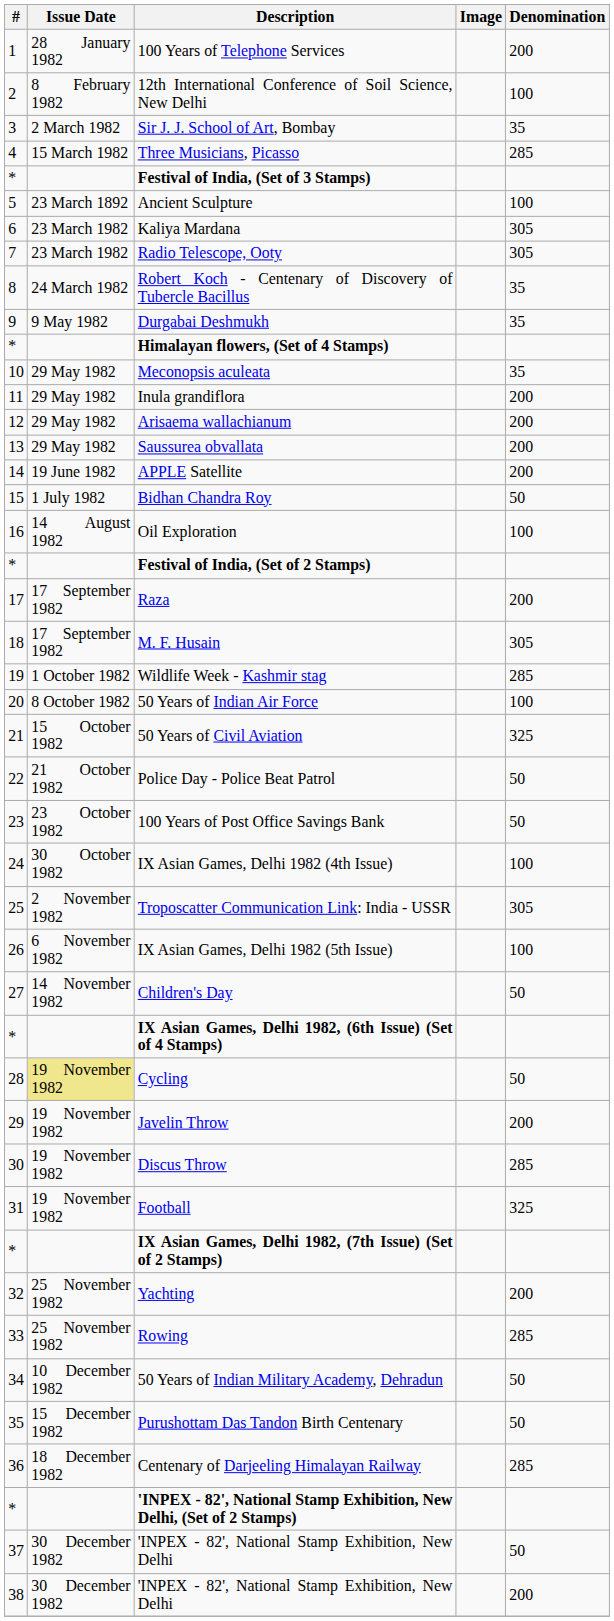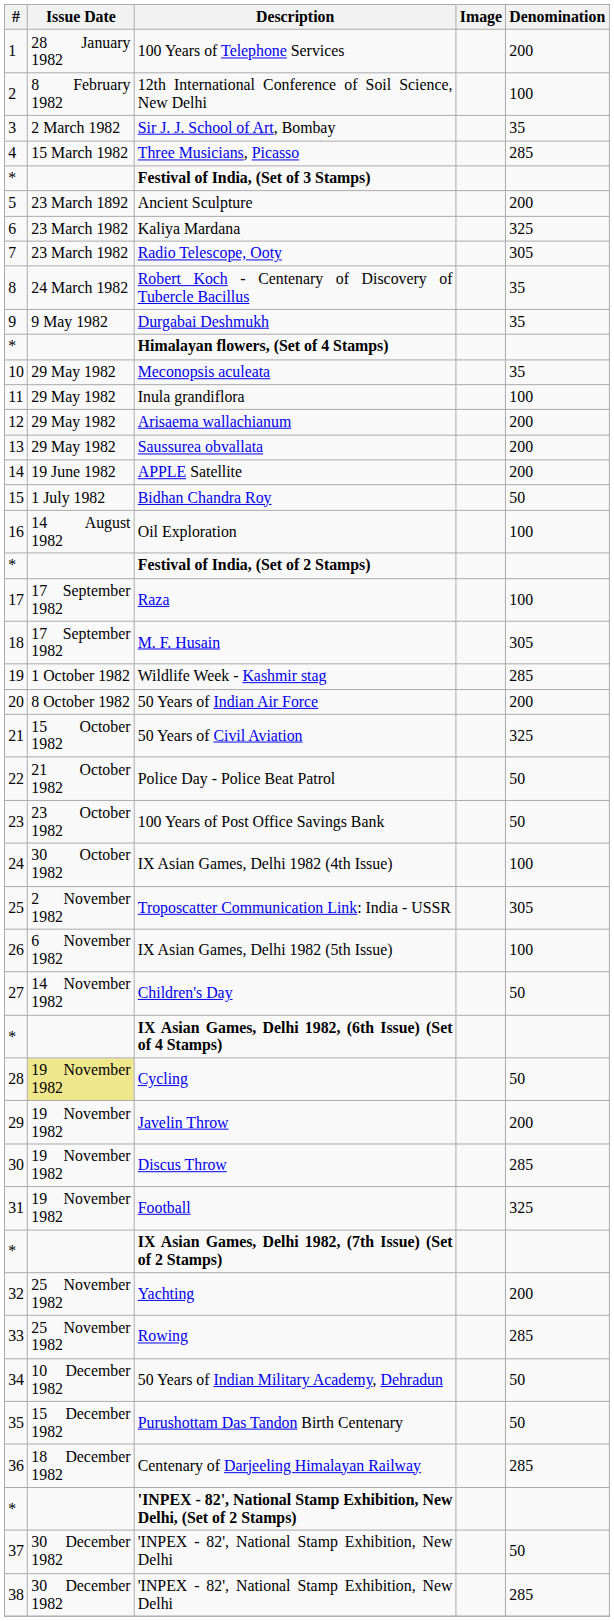(521, 203) 100 -> (521, 203) 200
(521, 228) 305 -> (521, 228) 325
(521, 397) 200 -> (521, 397) 100
(521, 599) 200 -> (521, 599) 100
(521, 701) 100 -> (521, 701) 200
(521, 1594) 200 -> (521, 1594) 285
